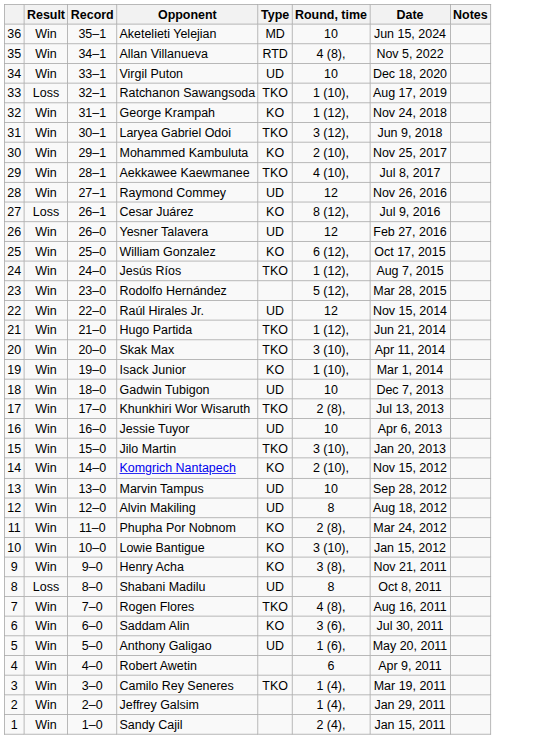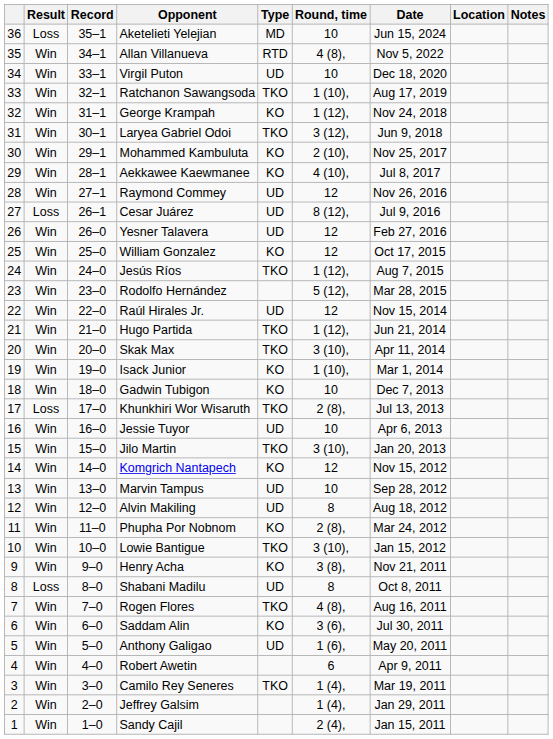+ column: (479, 14)
(46, 34) Win -> (46, 34) Loss
(46, 93) Loss -> (46, 93) Win
(275, 172) TKO -> (275, 172) KO
(275, 212) KO -> (275, 212) UD
(331, 251) 6 (12), -> (331, 251) 12
(275, 389) UD -> (275, 389) KO
(46, 409) Win -> (46, 409) Loss
(331, 468) 2 (10), -> (331, 468) 12
(275, 547) KO -> (275, 547) TKO
